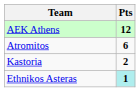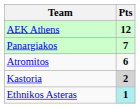+ row: (32, 45)
(126, 62) no background -> (126, 78) lightgrey background
